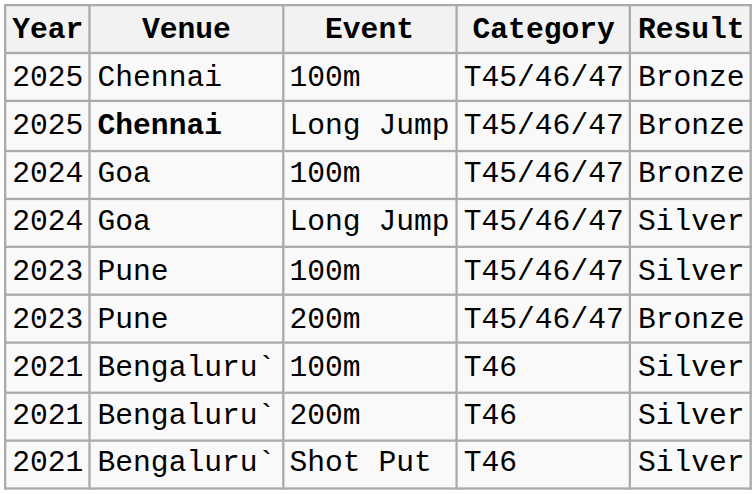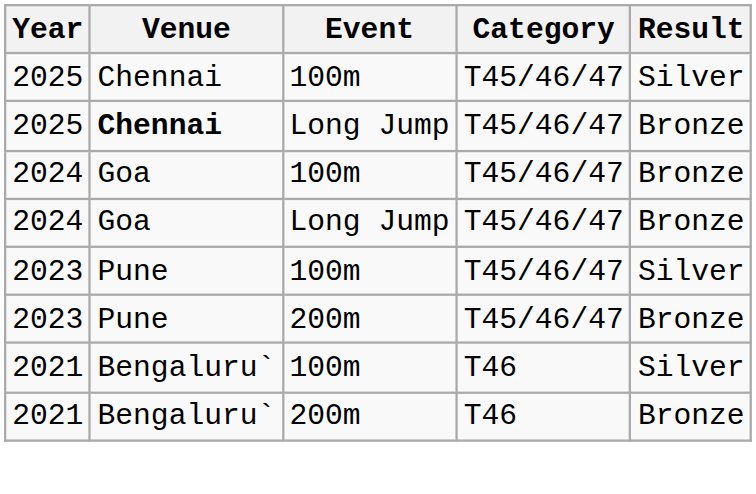(691, 78) Bronze -> (691, 78) Silver
(691, 223) Silver -> (691, 223) Bronze
(691, 416) Silver -> (691, 416) Bronze
- row: (48, 464)
